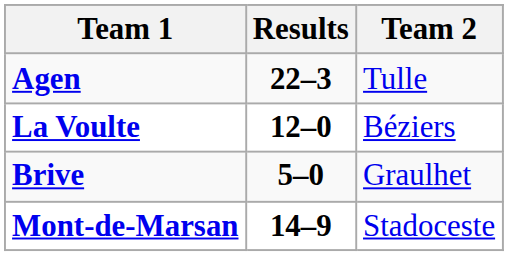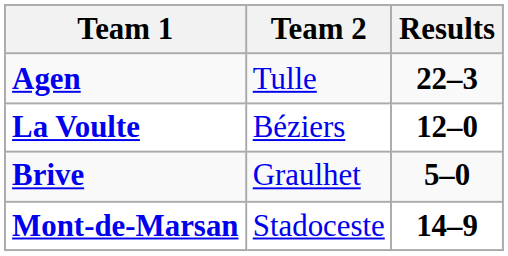columns swapped: (429, 28) <-> (301, 28)
